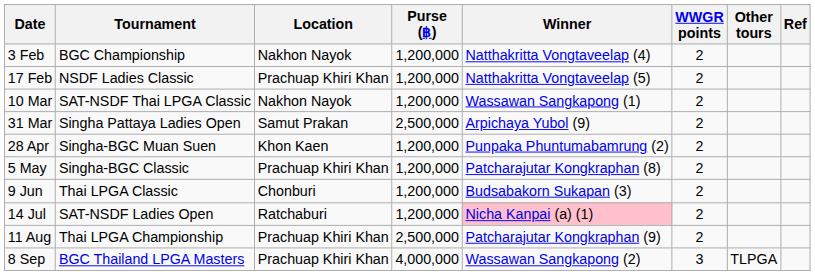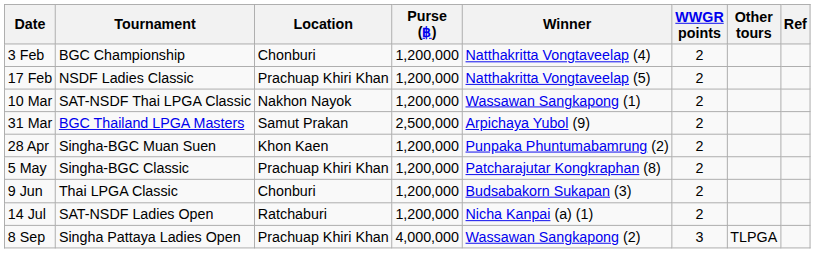(305, 56) Nakhon Nayok -> (287, 56) Chonburi
(150, 123) Singha Pattaya Ladies Open -> (152, 123) BGC Thailand LPGA Masters
(529, 214) pink background -> (529, 214) no background
- row: (29, 236)
(152, 259) BGC Thailand LPGA Masters -> (150, 236) Singha Pattaya Ladies Open
